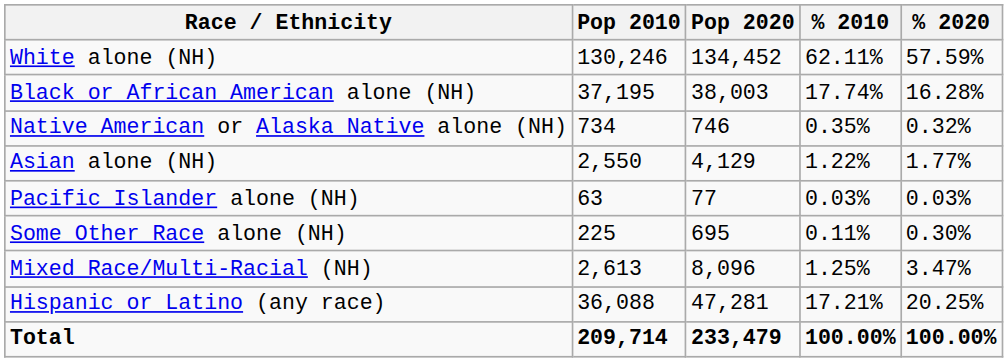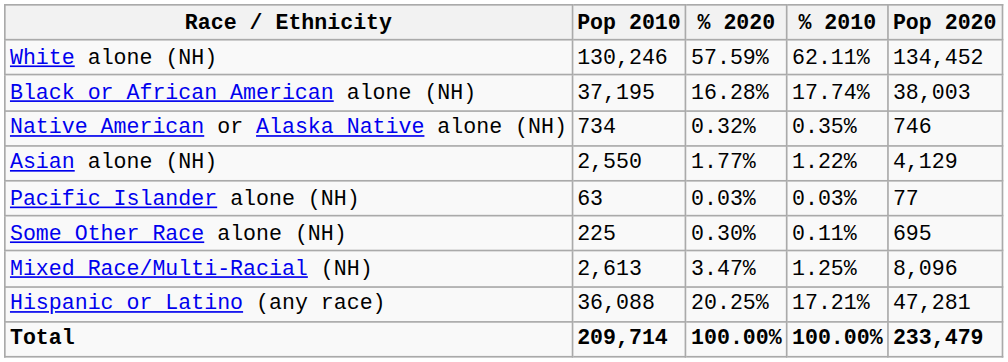columns swapped: (743, 22) <-> (951, 22)
